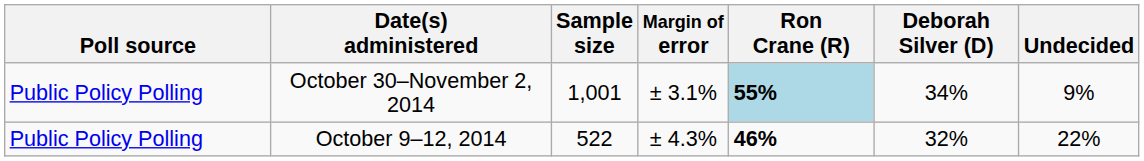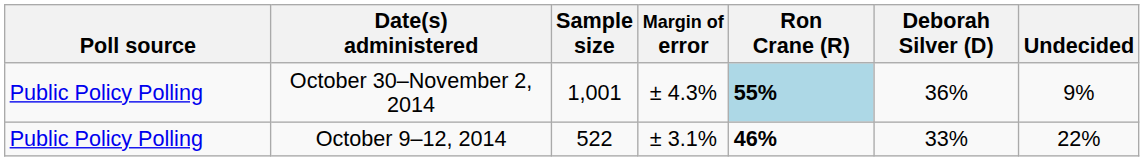(683, 92) ± 3.1% -> (683, 92) ± 4.3%
(946, 92) 34% -> (946, 92) 36%
(683, 138) ± 4.3% -> (683, 138) ± 3.1%
(946, 138) 32% -> (946, 138) 33%
